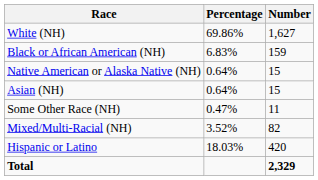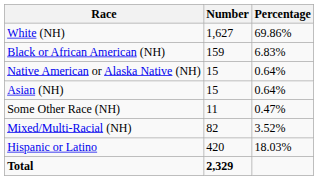columns swapped: (290, 14) <-> (234, 14)
